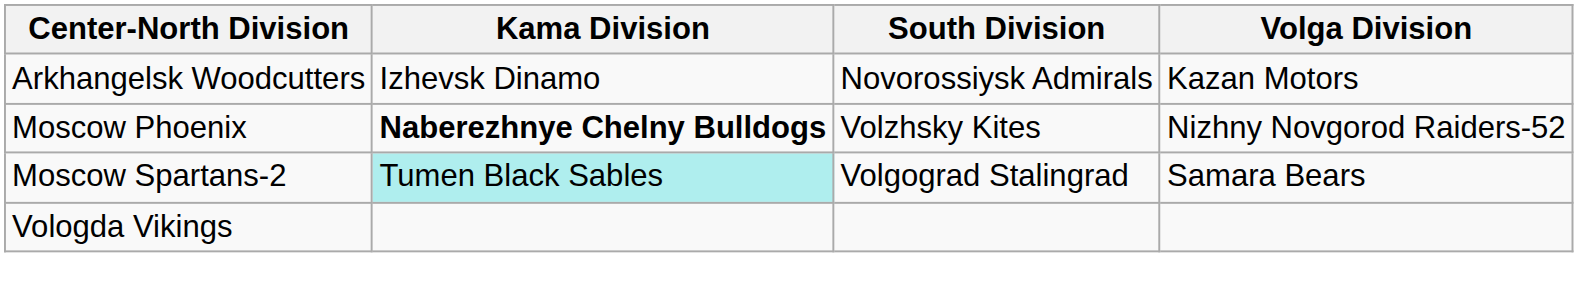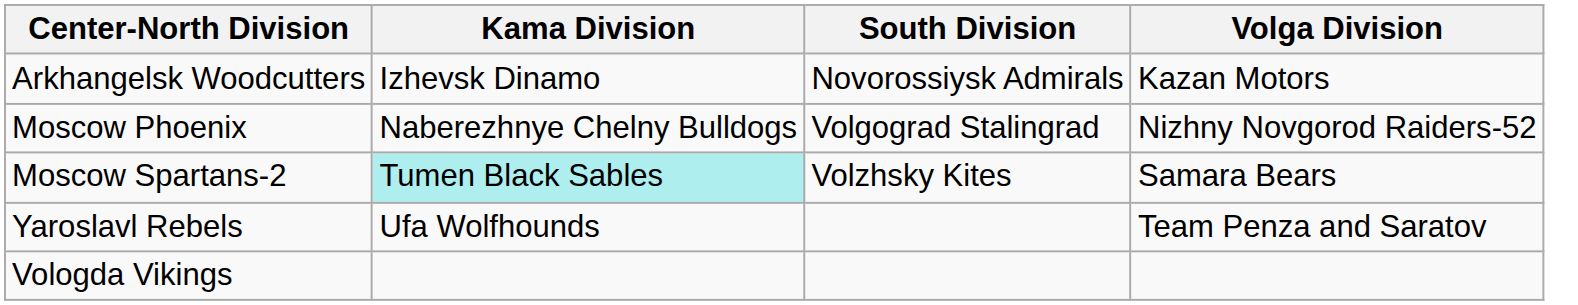(603, 127) bold -> (588, 127) normal
(941, 127) Volzhsky Kites -> (956, 127) Volgograd Stalingrad
(985, 176) Volgograd Stalingrad -> (911, 176) Volzhsky Kites
+ row: (127, 226)
